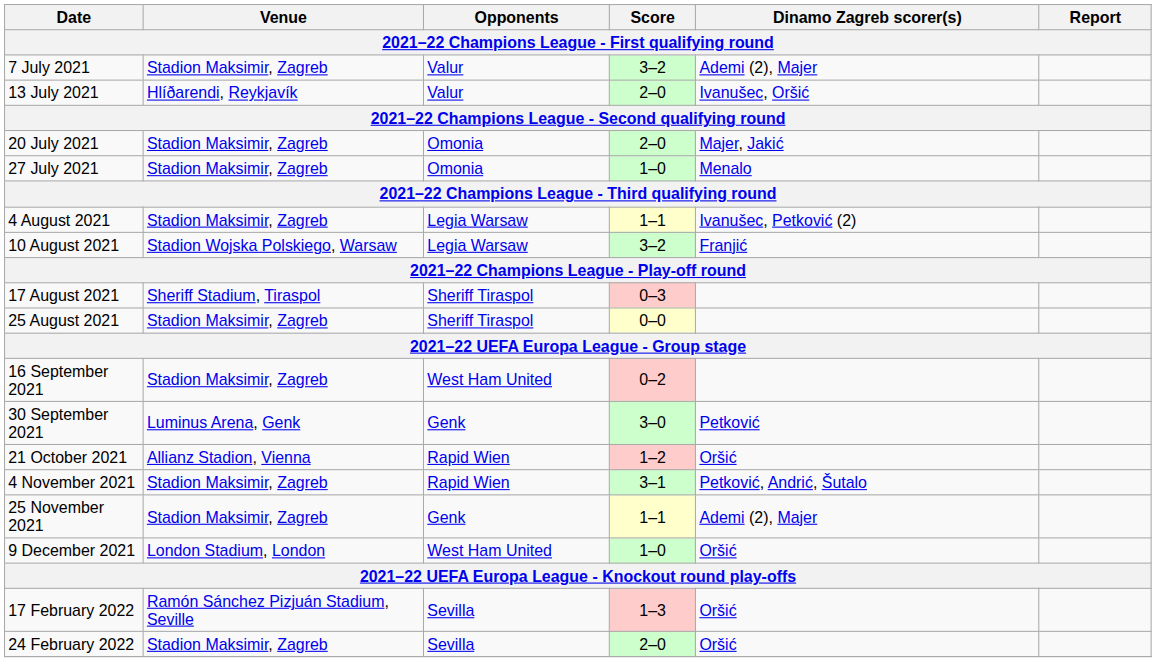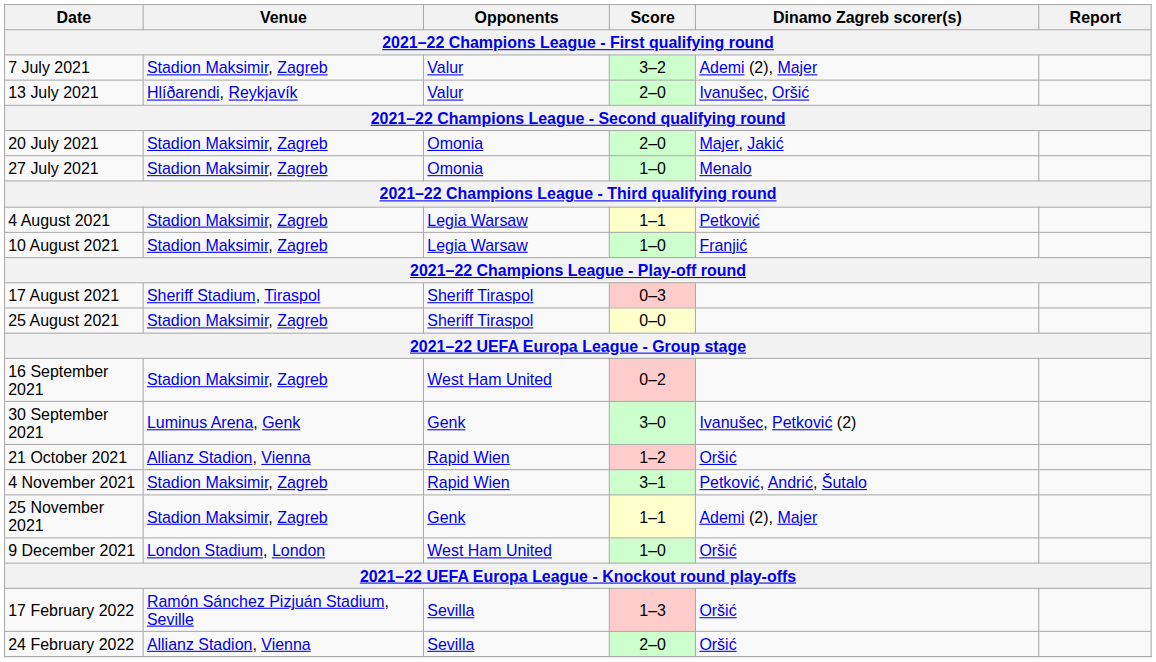(778, 219) Ivanušec, Petković (2) -> (730, 219) Petković
(272, 245) Stadion Wojska Polskiego, Warsaw -> (237, 245) Stadion Maksimir, Zagreb
(653, 245) 3–2 -> (653, 245) 1–0
(730, 423) Petković -> (778, 423) Ivanušec, Petković (2)
(237, 645) Stadion Maksimir, Zagreb -> (229, 645) Allianz Stadion, Vienna
